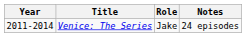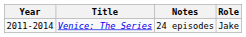columns swapped: (167, 11) <-> (210, 11)
